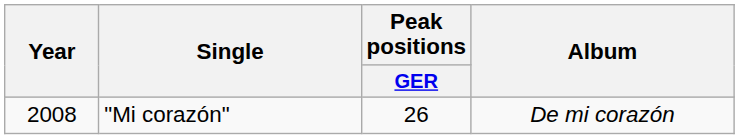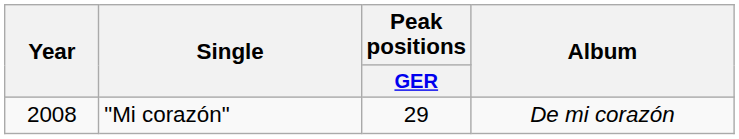(416, 114) 26 -> (416, 114) 29
